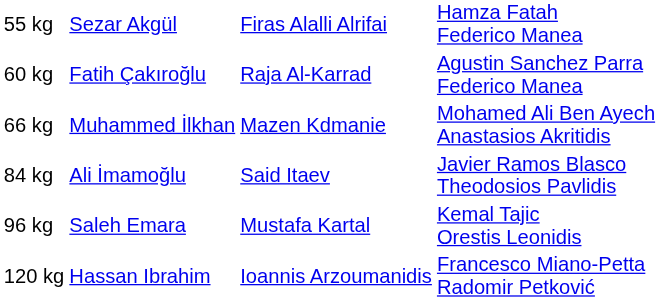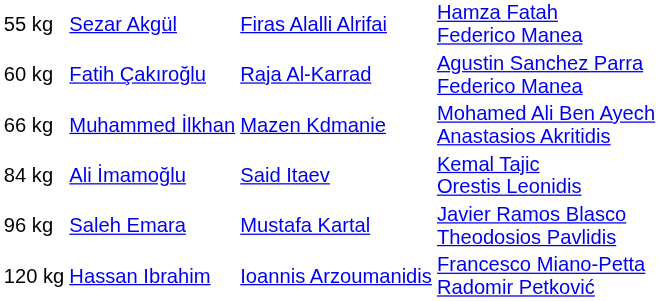(532, 175) Javier Ramos Blasco Theodosios Pavlidis -> (509, 175) Kemal Tajic Orestis Leonidis
(509, 225) Kemal Tajic Orestis Leonidis -> (532, 225) Javier Ramos Blasco Theodosios Pavlidis
